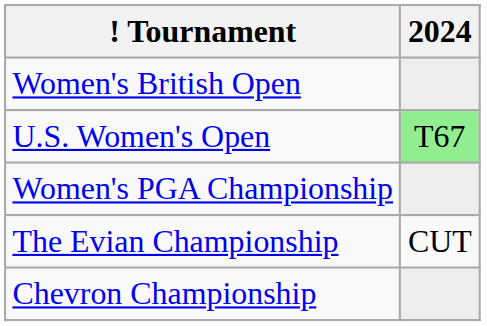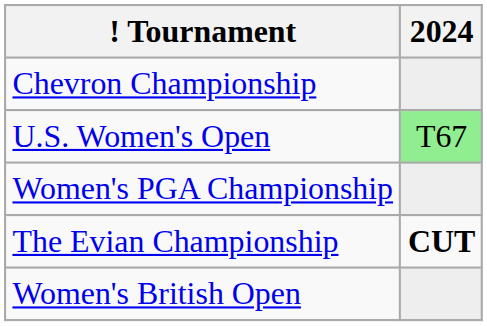rows swapped: (164, 294) <-> (157, 83)
(440, 241) normal -> (442, 241) bold
